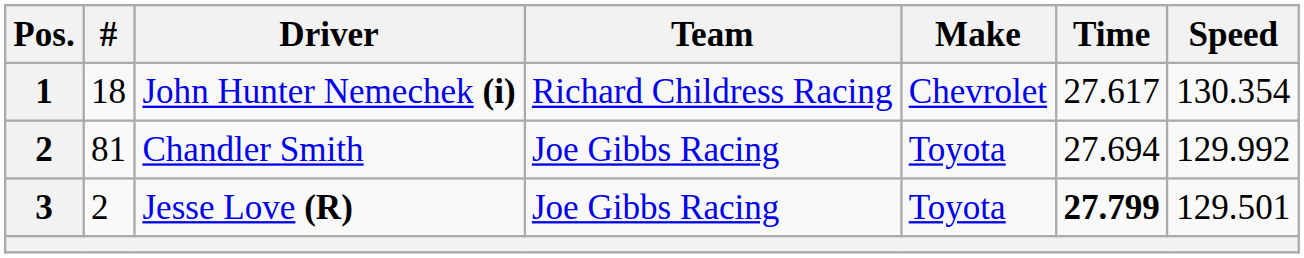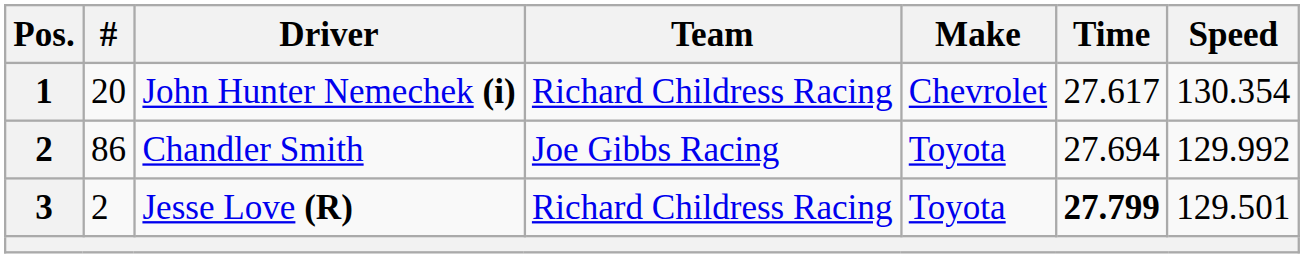(109, 91) 18 -> (109, 91) 20
(109, 149) 81 -> (109, 149) 86
(656, 207) Joe Gibbs Racing -> (712, 207) Richard Childress Racing
